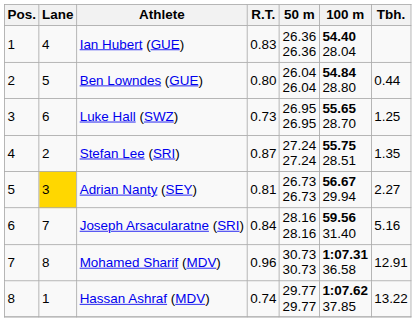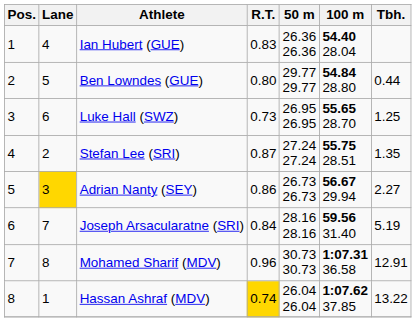(299, 80) 26.04 26.04 -> (299, 80) 29.77 29.77
(263, 189) 0.81 -> (263, 189) 0.86
(387, 226) 5.16 -> (387, 226) 5.19
(263, 299) no background -> (263, 299) gold background
(299, 299) 29.77 29.77 -> (299, 299) 26.04 26.04
